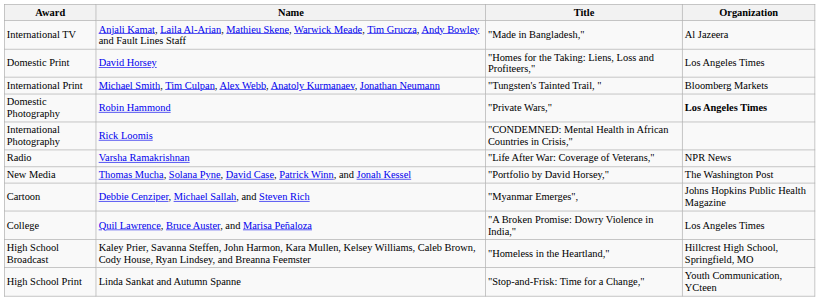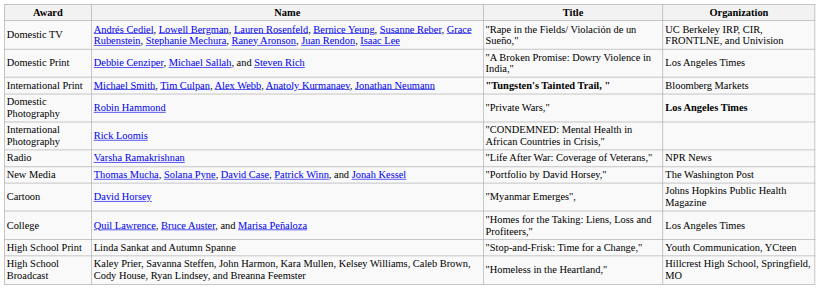+ row: (35, 35)
- row: (41, 35)
(128, 63) David Horsey -> (199, 63) Debbie Cenziper, Michael Sallah, and Steven Rich
(571, 63) "Homes for the Taking: Liens, Loss and Profiteers," -> (568, 63) "A Broken Promise: Dowry Violence in India,"
(545, 85) normal -> (548, 85) bold
(204, 197) Debbie Cenziper, Michael Sallah, and Steven Rich -> (123, 197) David Horsey
(571, 225) "A Broken Promise: Dowry Violence in India," -> (569, 225) "Homes for the Taking: Liens, Loss and Profiteers,"
rows swapped: (33, 253) <-> (44, 281)
